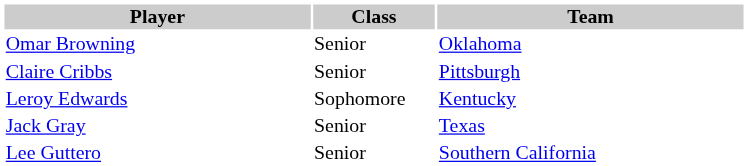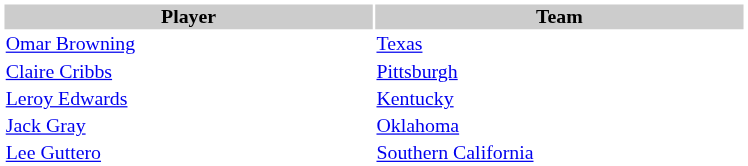- column: (374, 16)
(480, 44) Oklahoma -> (399, 44) Texas
(462, 125) Texas -> (418, 125) Oklahoma
